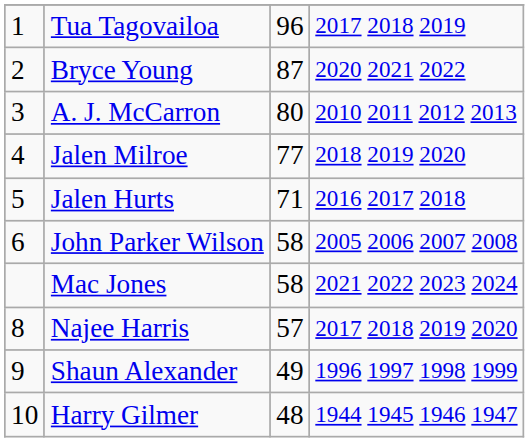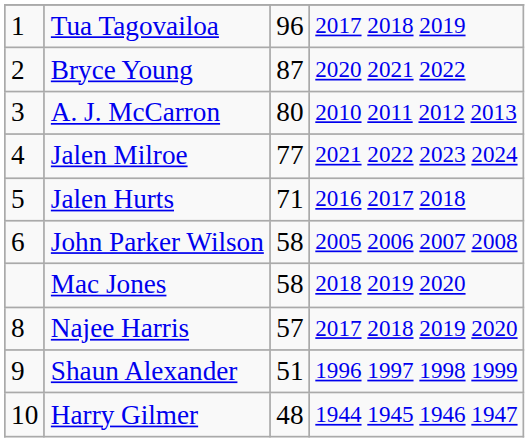(390, 155) 2018 2019 2020 -> (416, 155) 2021 2022 2023 2024
(416, 284) 2021 2022 2023 2024 -> (390, 284) 2018 2019 2020
(290, 371) 49 -> (290, 371) 51
